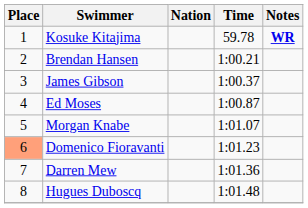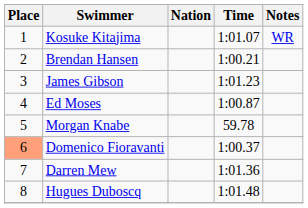(239, 37) 59.78 -> (239, 37) 1:01.07
(283, 37) bold -> (283, 37) normal
(239, 81) 1:00.37 -> (239, 81) 1:01.23
(239, 125) 1:01.07 -> (239, 125) 59.78
(239, 147) 1:01.23 -> (239, 147) 1:00.37
